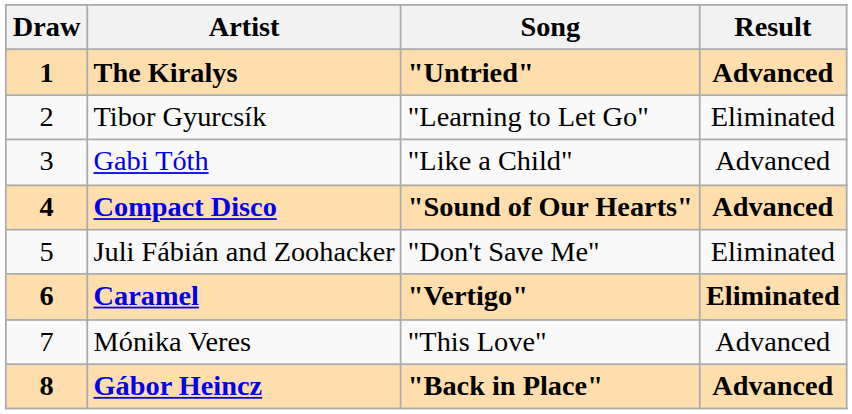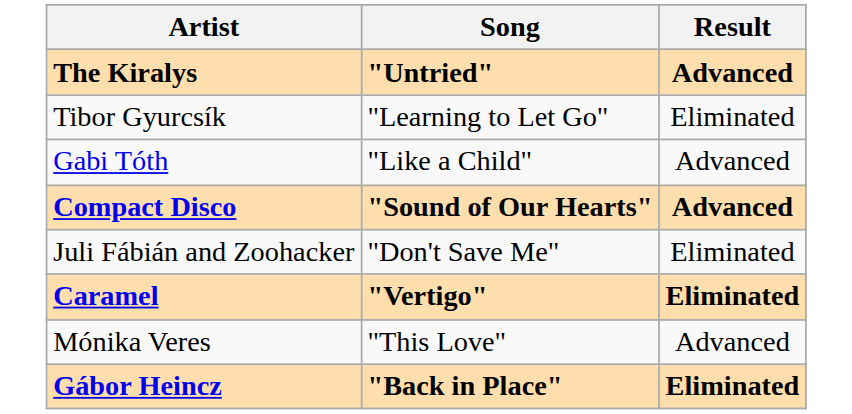- column: (47, 26)
(773, 386) Advanced -> (732, 386) Eliminated
